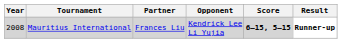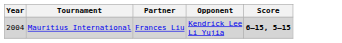- column: (315, 10)
(15, 27) 2008 -> (15, 27) 2004
